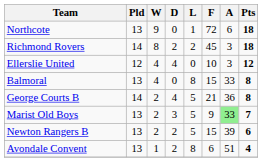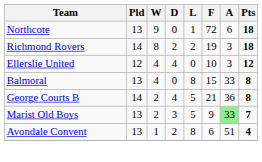(211, 47) 45 -> (211, 47) 19
- row: (48, 132)
